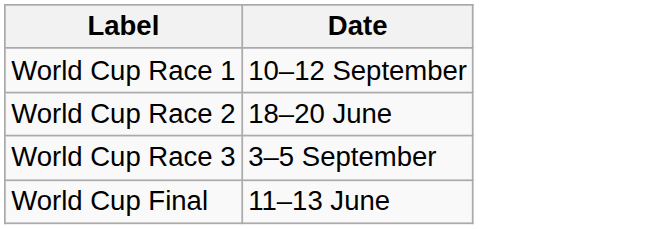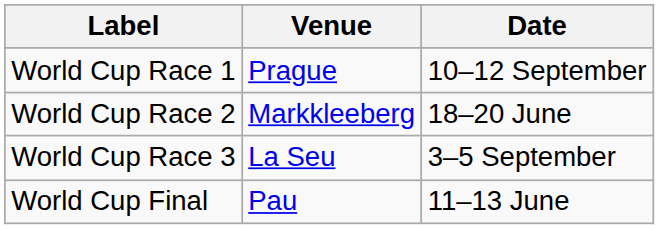+ column: (332, 26)
